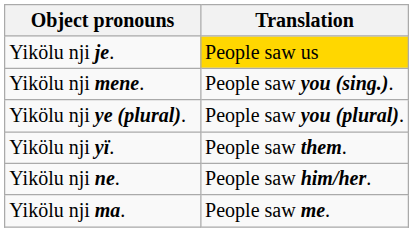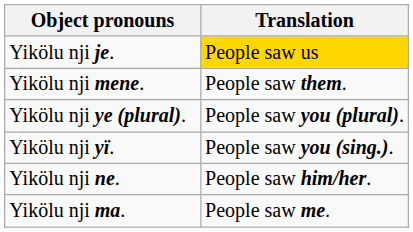(299, 83) People saw you (sing.). -> (276, 83) People saw them.
(276, 147) People saw them. -> (299, 147) People saw you (sing.).
